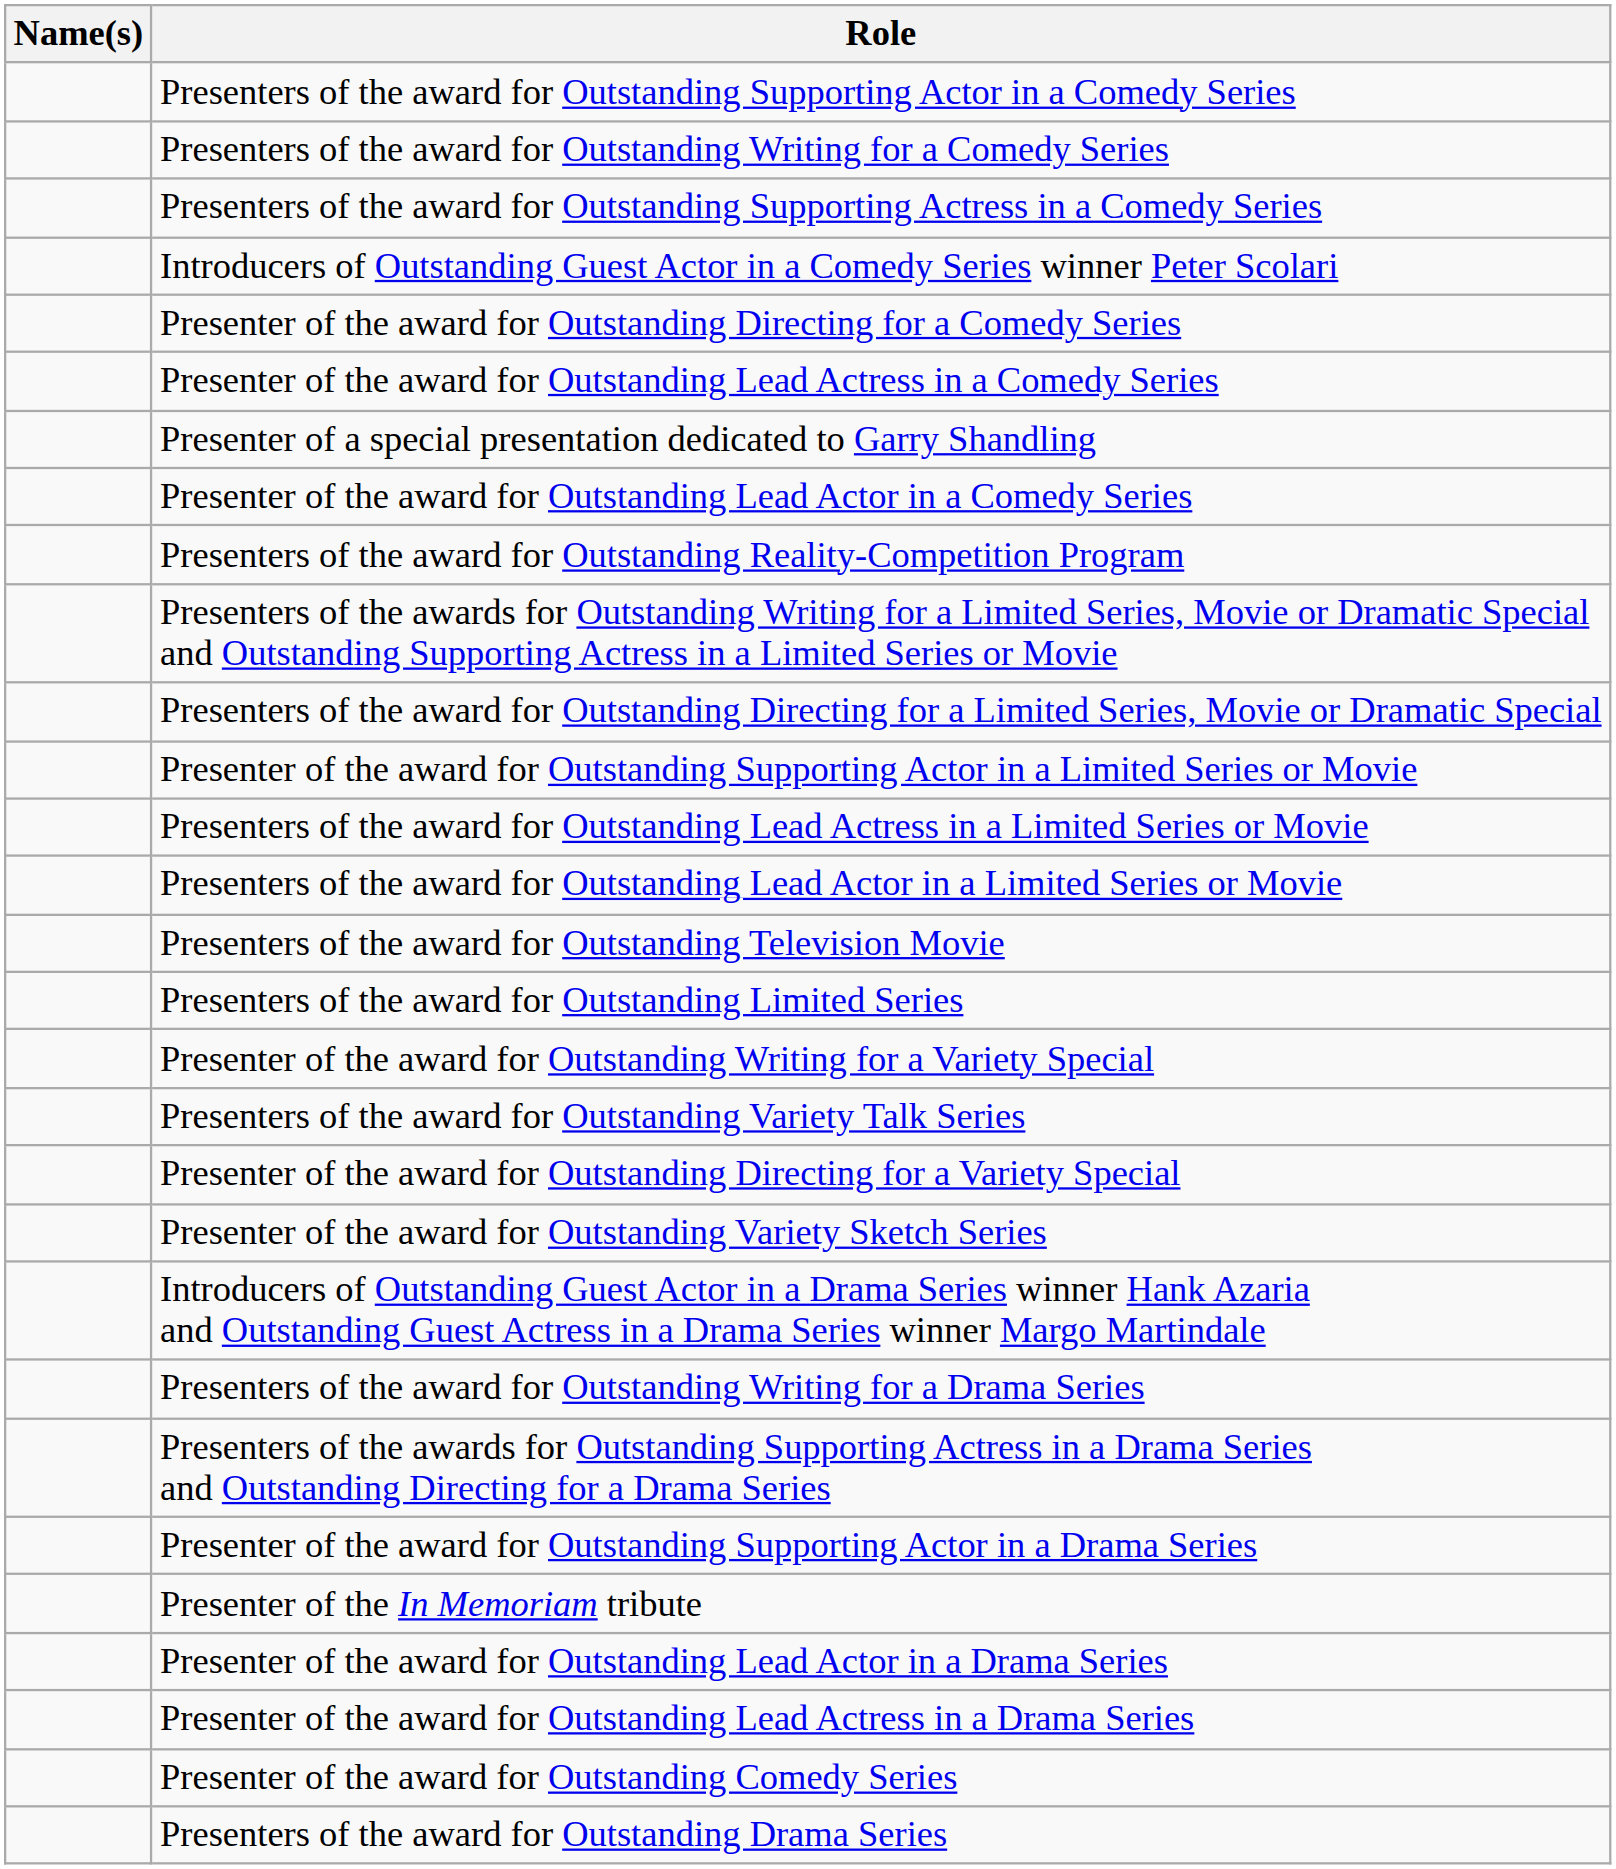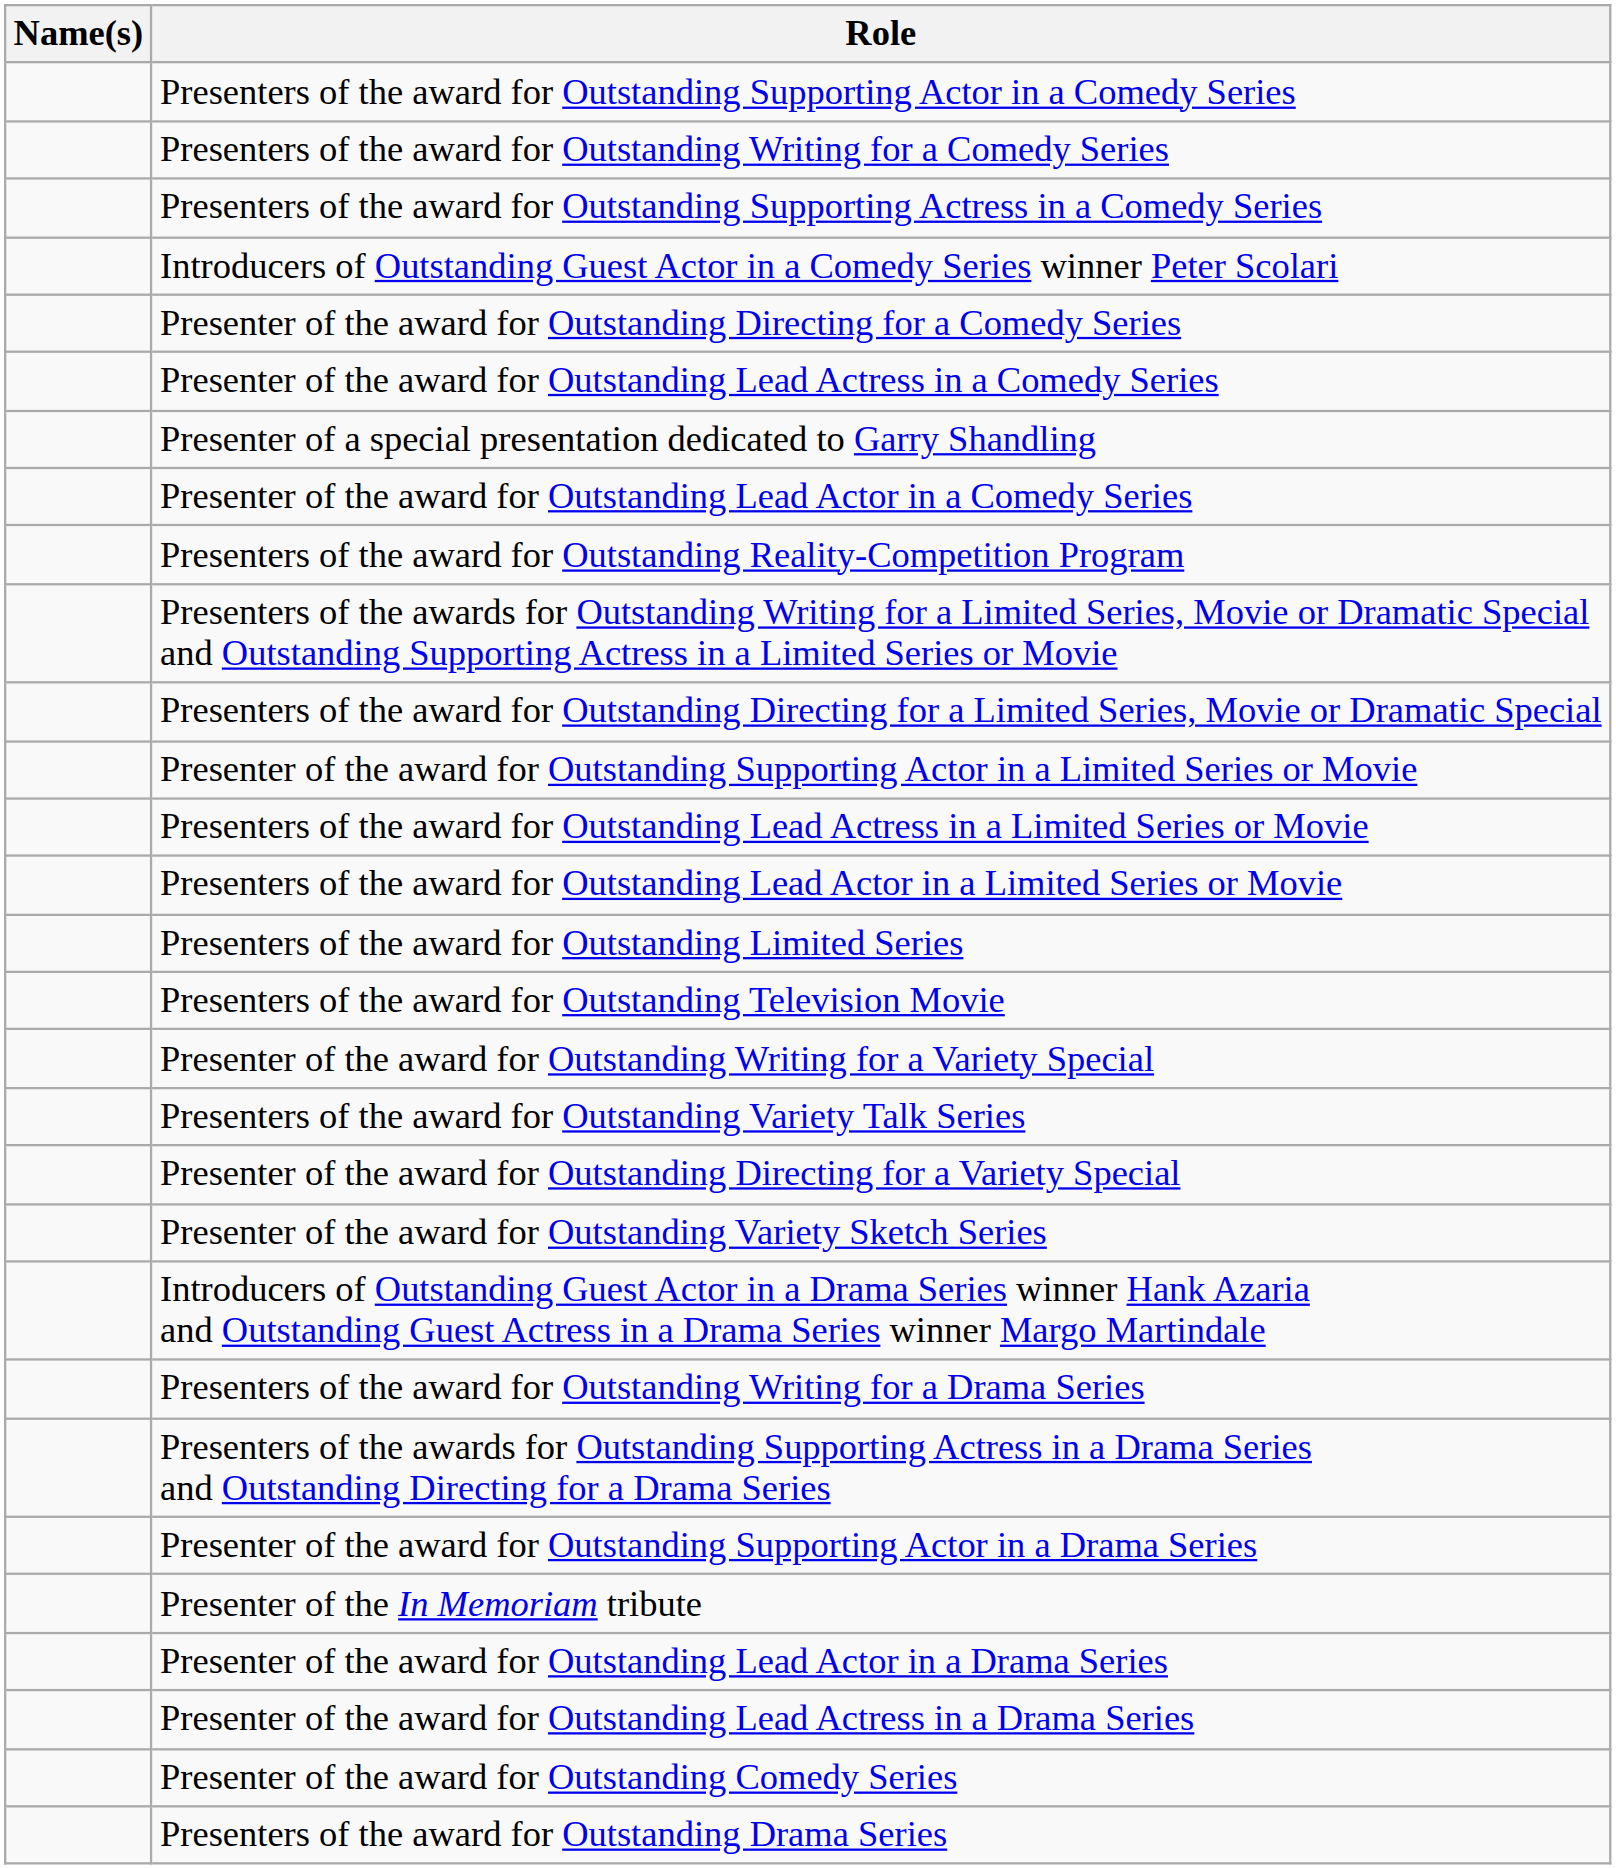rows swapped: (582, 942) <-> (562, 1000)
